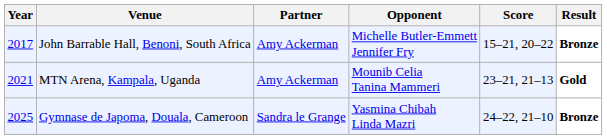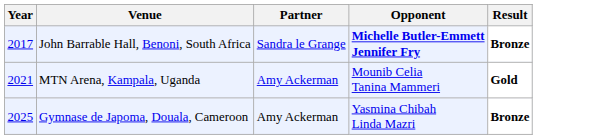- column: (518, 15)
(297, 44) Amy Ackerman -> (301, 44) Sandra le Grange
(414, 44) normal -> (418, 44) bold
(301, 116) Sandra le Grange -> (297, 116) Amy Ackerman
